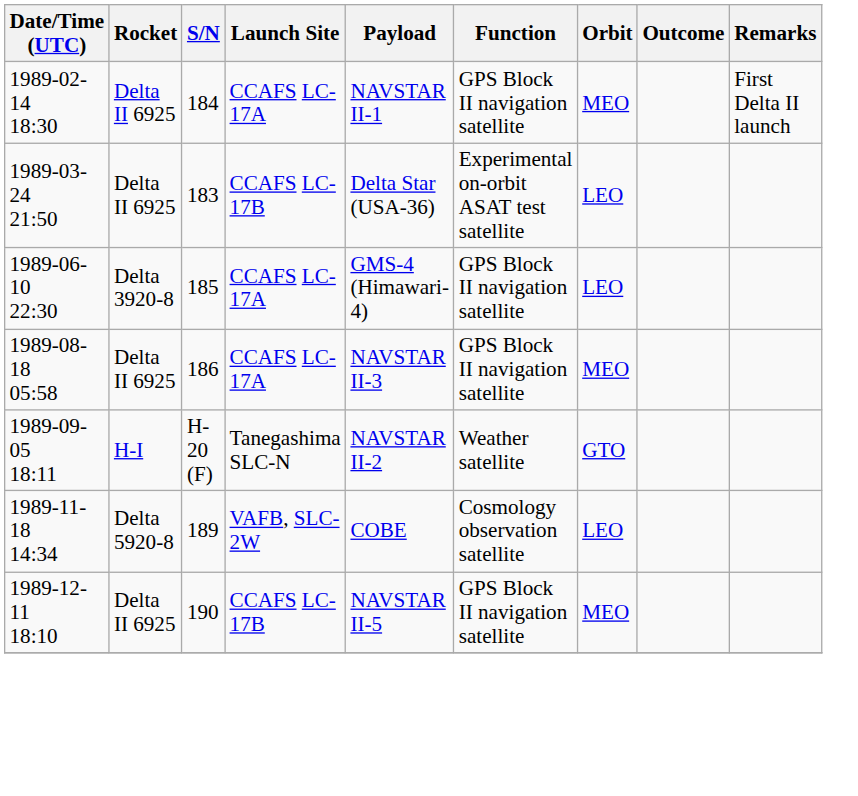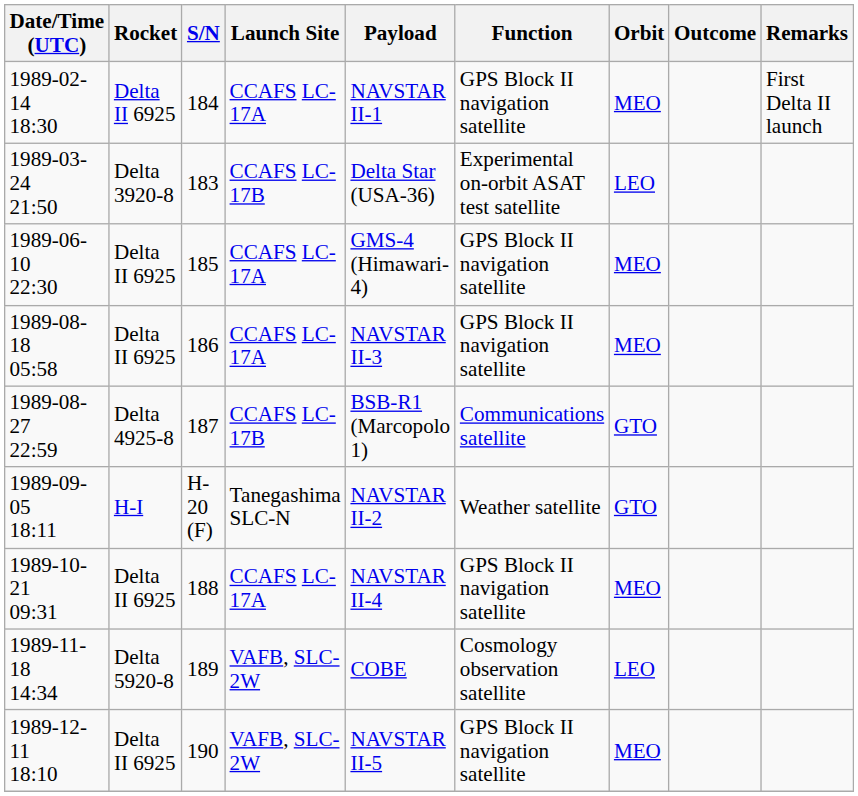(145, 195) Delta II 6925 -> (144, 183) Delta 3920-8
(144, 288) Delta 3920-8 -> (145, 264) Delta II 6925
(603, 288) LEO -> (637, 264) MEO
+ row: (48, 426)
+ row: (48, 588)
(283, 612) CCAFS LC-17B -> (285, 750) VAFB, SLC-2W
